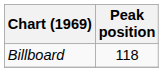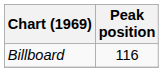(127, 55) 118 -> (127, 55) 116
